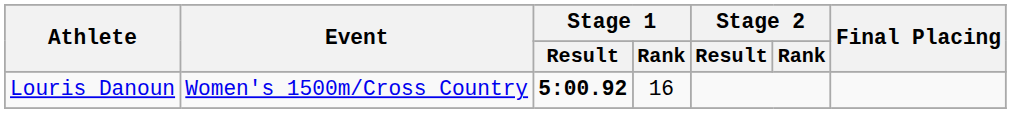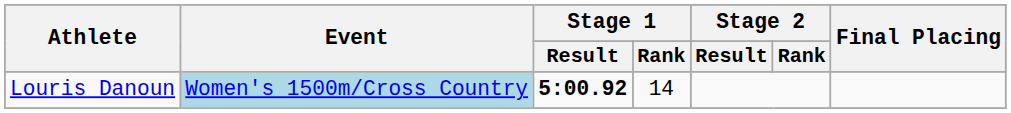(357, 90) no background -> (357, 90) lightblue background
(661, 90) 16 -> (661, 90) 14
